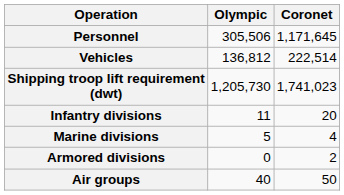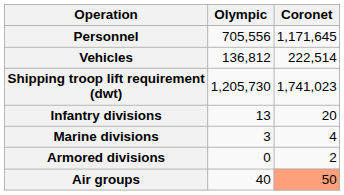(246, 36) 305,506 -> (246, 36) 705,556
(264, 115) 11 -> (263, 115) 13
(267, 136) 5 -> (267, 136) 3
(329, 179) no background -> (329, 179) lightsalmon background
